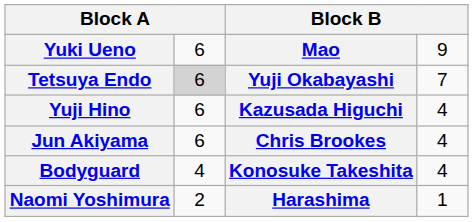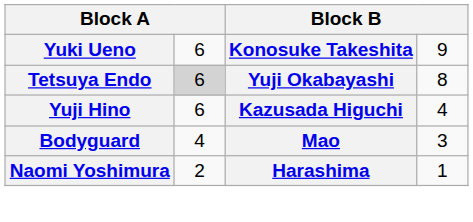(321, 49) Mao -> (321, 49) Konosuke Takeshita
(442, 79) 7 -> (442, 79) 8
- row: (90, 140)
(321, 170) Konosuke Takeshita -> (321, 140) Mao
(442, 170) 4 -> (442, 140) 3
